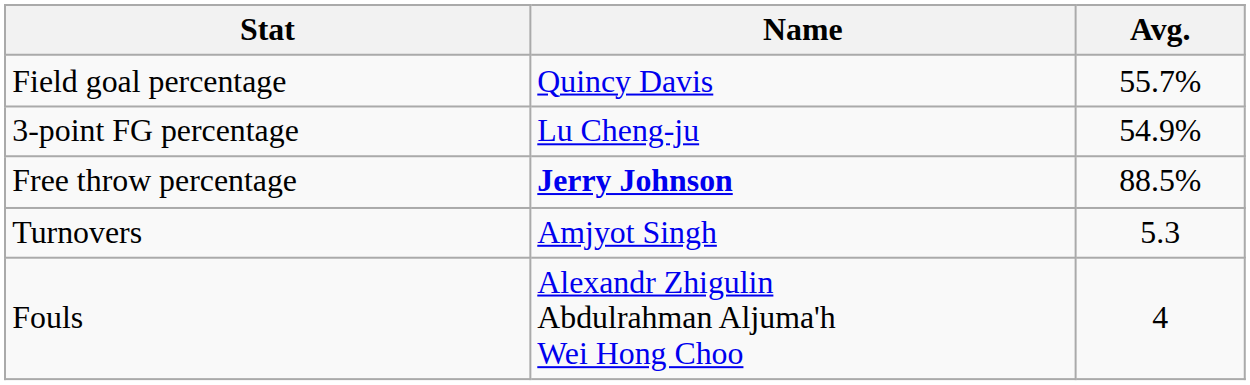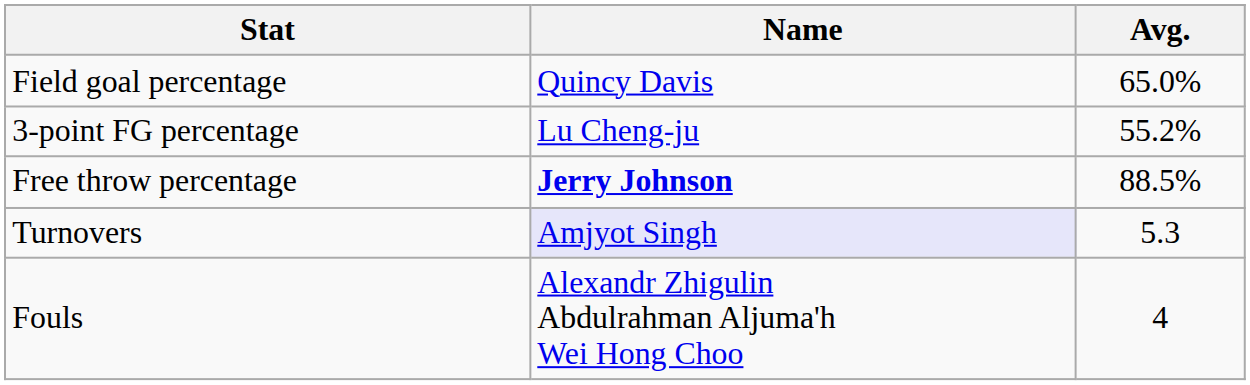(1160, 80) 55.7% -> (1160, 80) 65.0%
(1160, 130) 54.9% -> (1160, 130) 55.2%
(627, 231) no background -> (627, 231) lavender background
